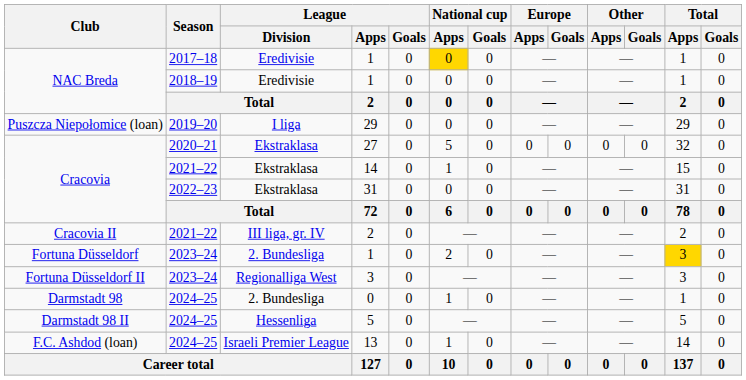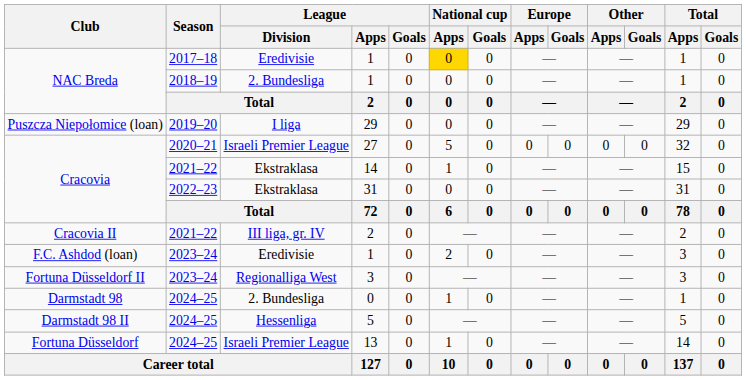(286, 80) Eredivisie -> (286, 80) 2. Bundesliga
(286, 146) Ekstraklasa -> (286, 146) Israeli Premier League
(85, 255) Fortuna Düsseldorf -> (85, 255) F.C. Ashdod (loan)
(286, 255) 2. Bundesliga -> (286, 255) Eredivisie
(683, 255) gold background -> (683, 255) no background
(85, 342) F.C. Ashdod (loan) -> (85, 342) Fortuna Düsseldorf
